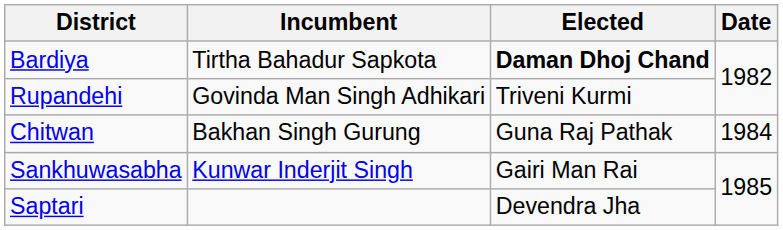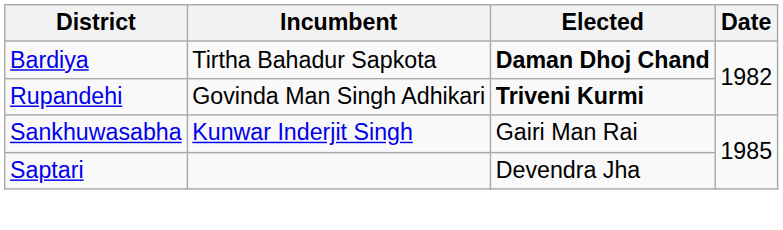(564, 96) normal -> (570, 96) bold
- row: (52, 133)
